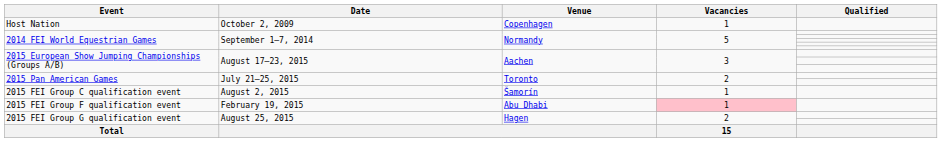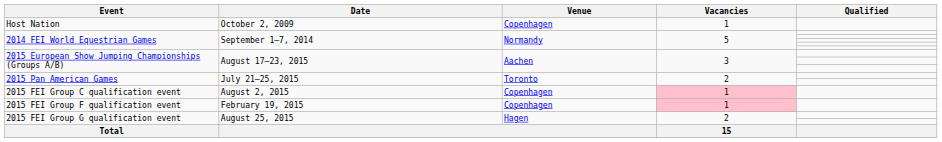(521, 92) Šamorín -> (528, 92) Copenhagen
(727, 92) no background -> (727, 92) pink background
(526, 105) Abu Dhabi -> (528, 105) Copenhagen
